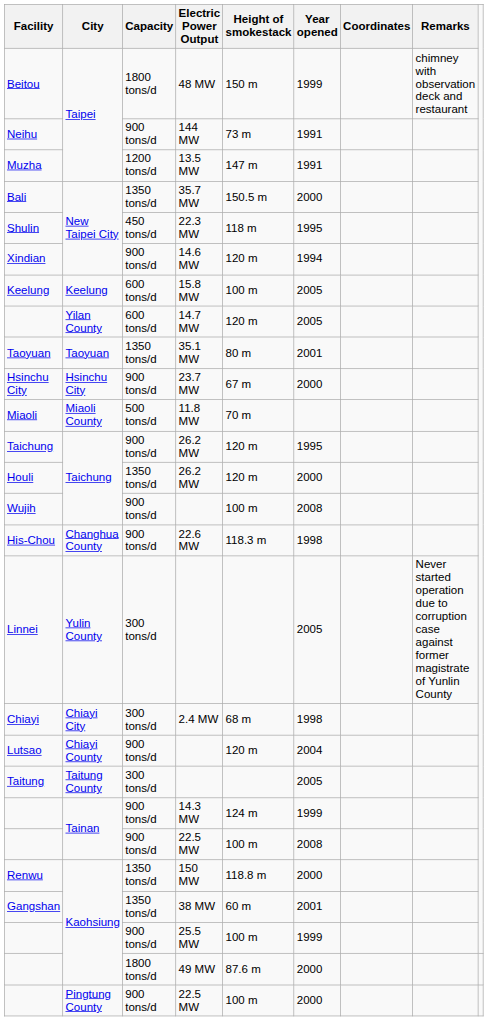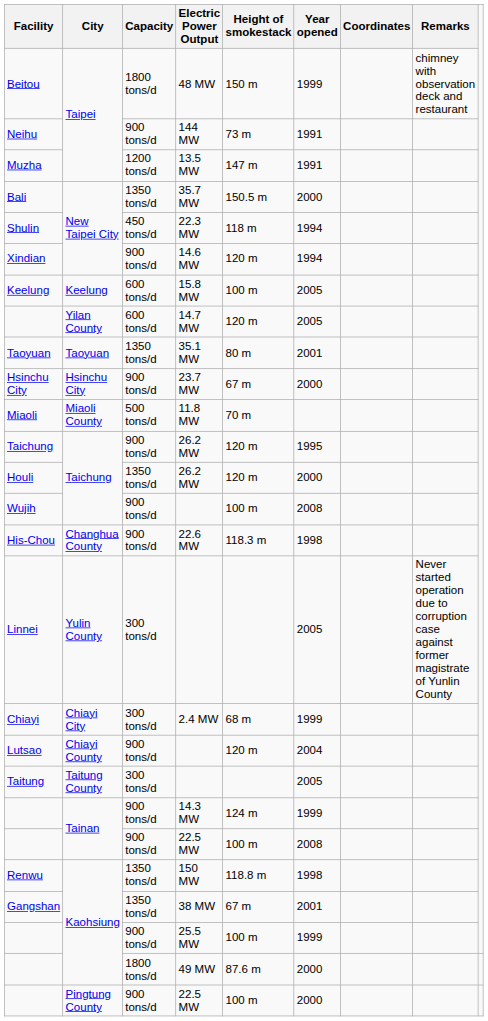(310, 228) 1995 -> (310, 228) 1994
(310, 719) 1998 -> (310, 719) 1999
(310, 875) 2000 -> (310, 875) 1998
(238, 906) 60 m -> (238, 906) 67 m
